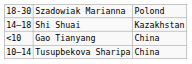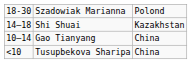(14, 38) <10 -> (19, 38) 10–14
(19, 52) 10–14 -> (14, 52) <10
